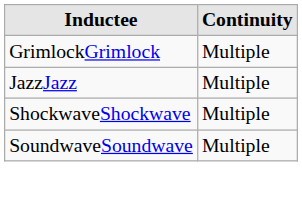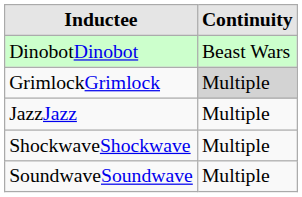+ row: (74, 51)
(236, 51) no background -> (236, 82) lightgrey background
